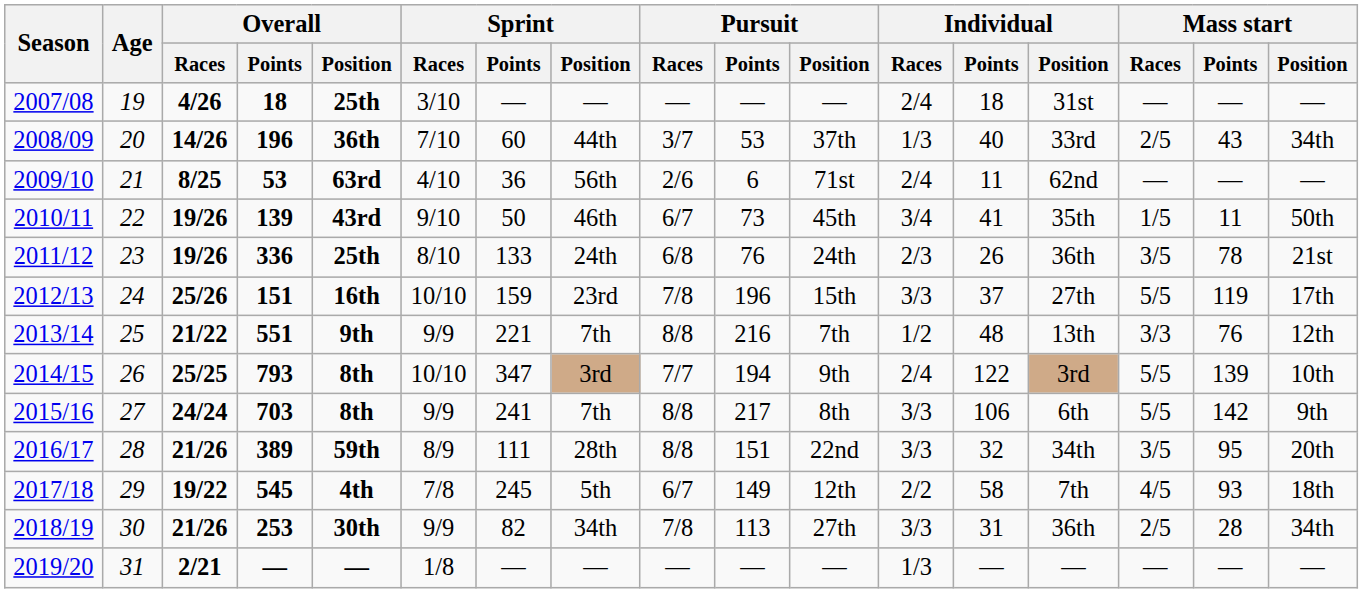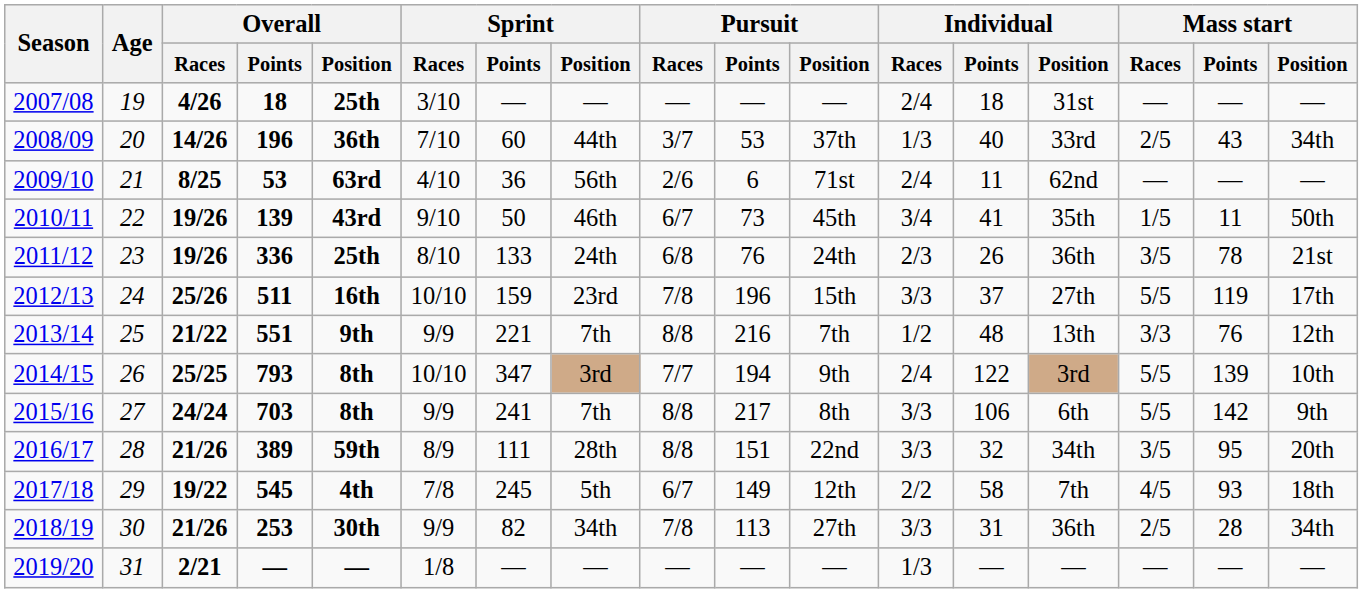(275, 295) 151 -> (275, 295) 511
